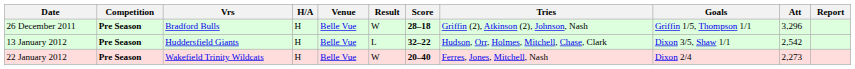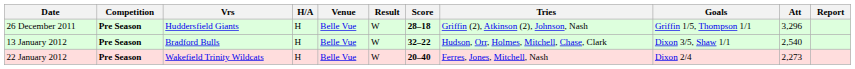(192, 26) Bradford Bulls -> (202, 26) Huddersfield Giants
(202, 41) Huddersfield Giants -> (192, 41) Bradford Bulls
(374, 41) L -> (375, 41) W
(792, 41) 2,542 -> (792, 41) 2,540
